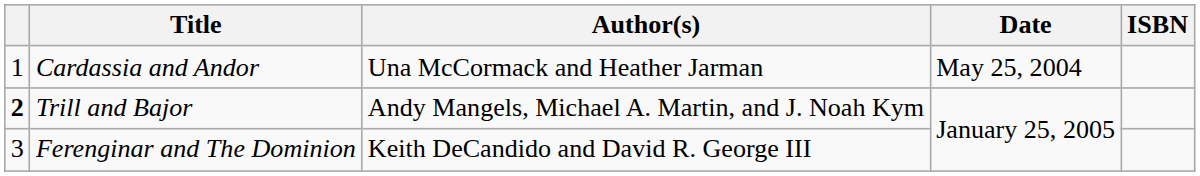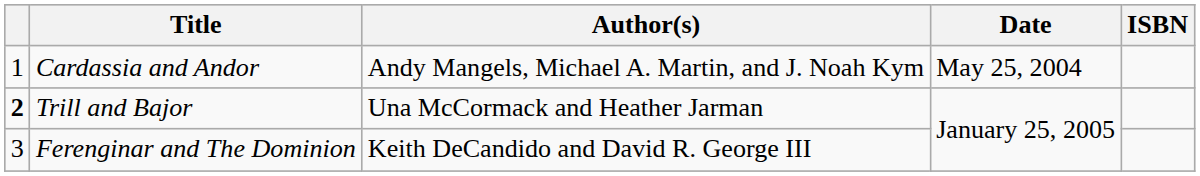(566, 66) Una McCormack and Heather Jarman -> (646, 66) Andy Mangels, Michael A. Martin, and J. Noah Kym
(646, 107) Andy Mangels, Michael A. Martin, and J. Noah Kym -> (566, 107) Una McCormack and Heather Jarman
